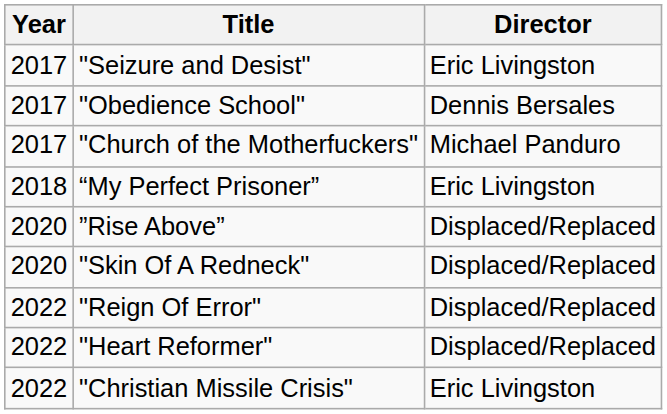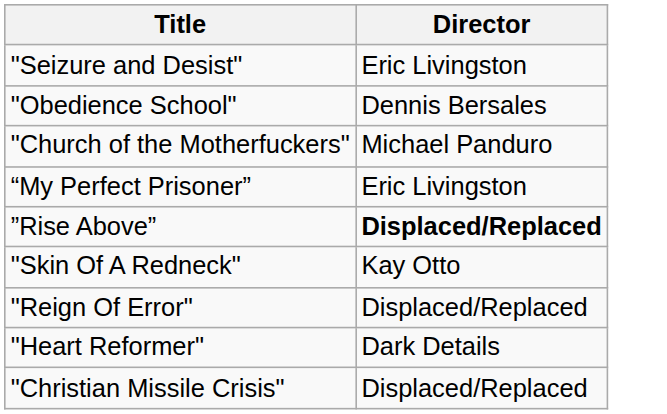- column: (39, 24)
(543, 226) normal -> (482, 226) bold
(543, 266) Displaced/Replaced -> (411, 266) Kay Otto
(543, 347) Displaced/Replaced -> (431, 347) Dark Details
(512, 387) Eric Livingston -> (475, 387) Displaced/Replaced
